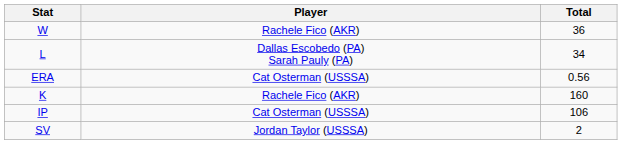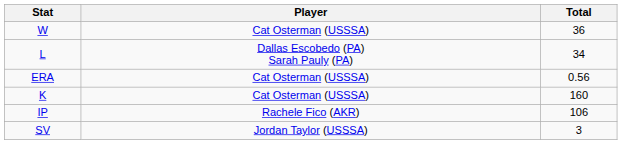(311, 30) Rachele Fico (AKR) -> (311, 30) Cat Osterman (USSSA)
(311, 95) Rachele Fico (AKR) -> (311, 95) Cat Osterman (USSSA)
(311, 113) Cat Osterman (USSSA) -> (311, 113) Rachele Fico (AKR)
(579, 130) 2 -> (579, 130) 3
